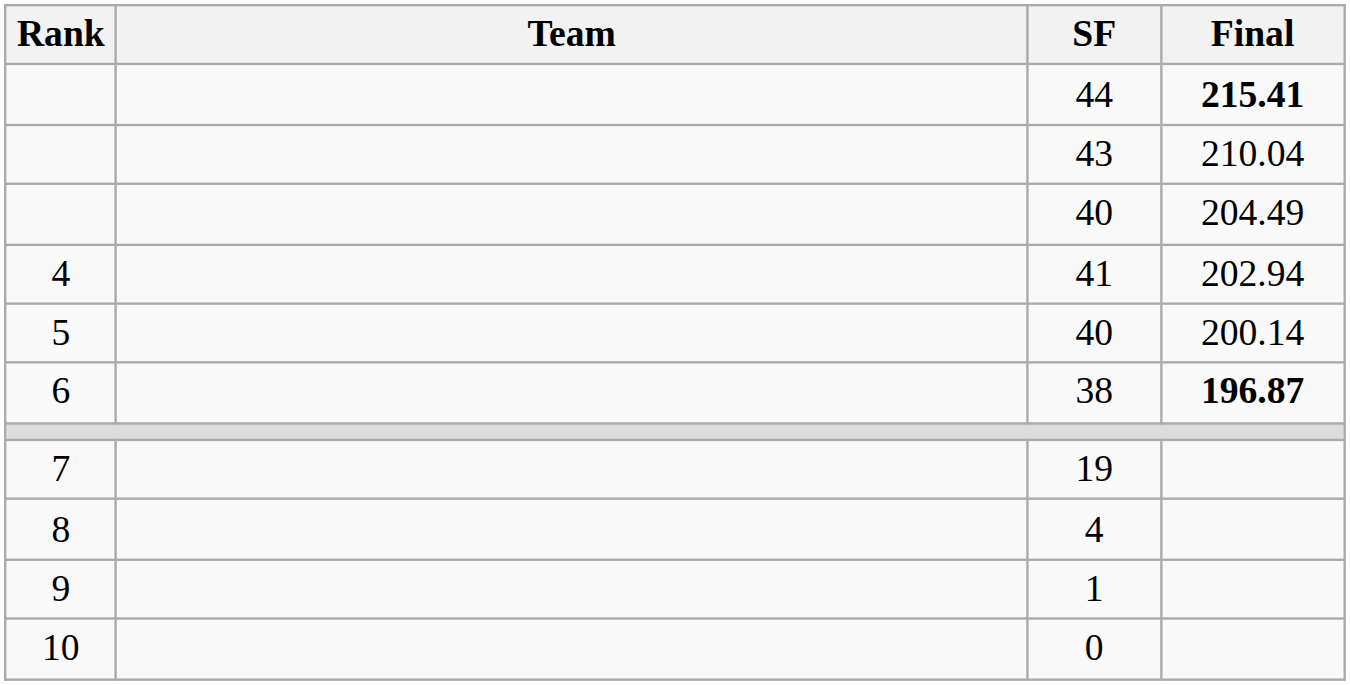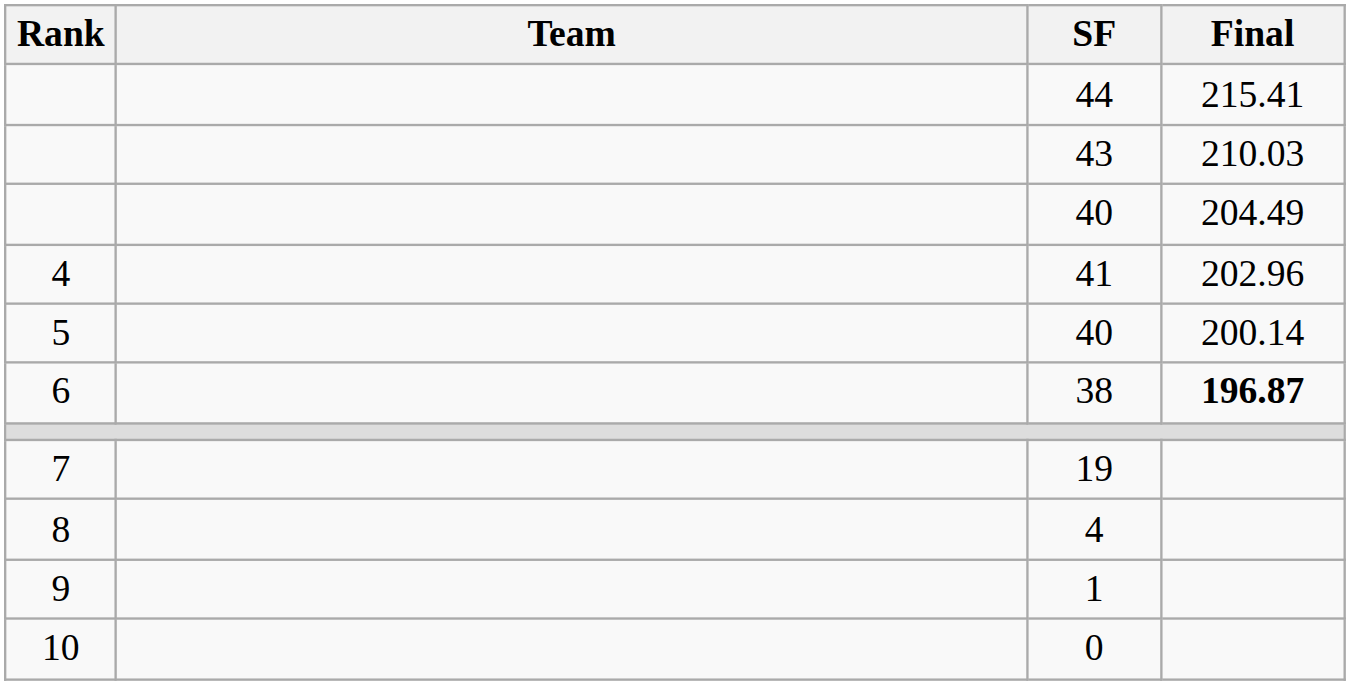(1253, 93) bold -> (1253, 93) normal
(1253, 153) 210.04 -> (1253, 153) 210.03
(1253, 272) 202.94 -> (1253, 272) 202.96
